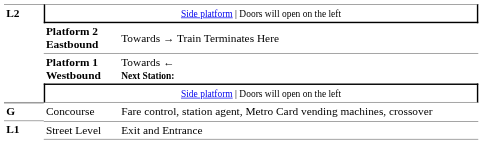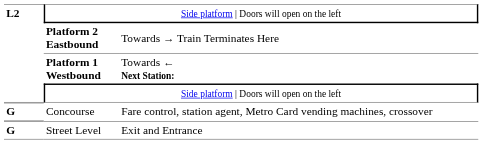(13, 129) L1 -> (11, 130) G
